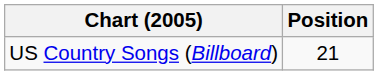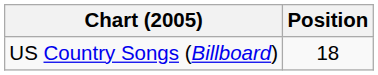(328, 53) 21 -> (328, 53) 18
